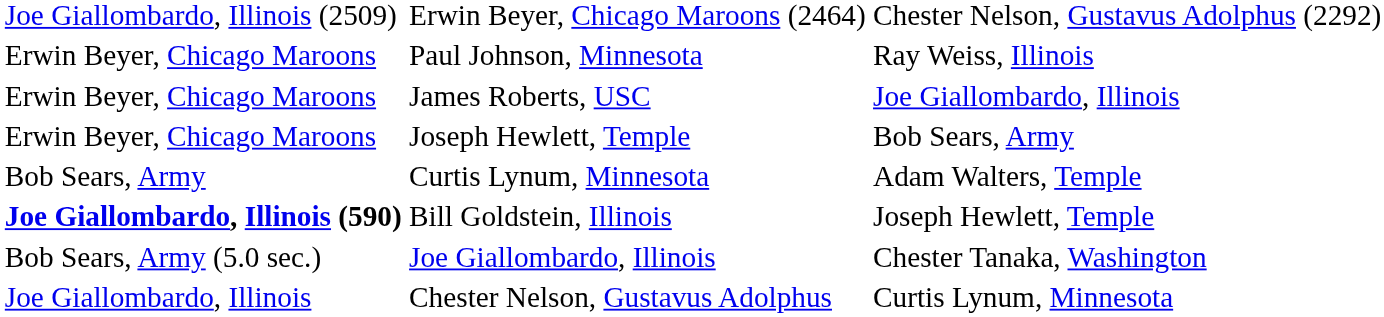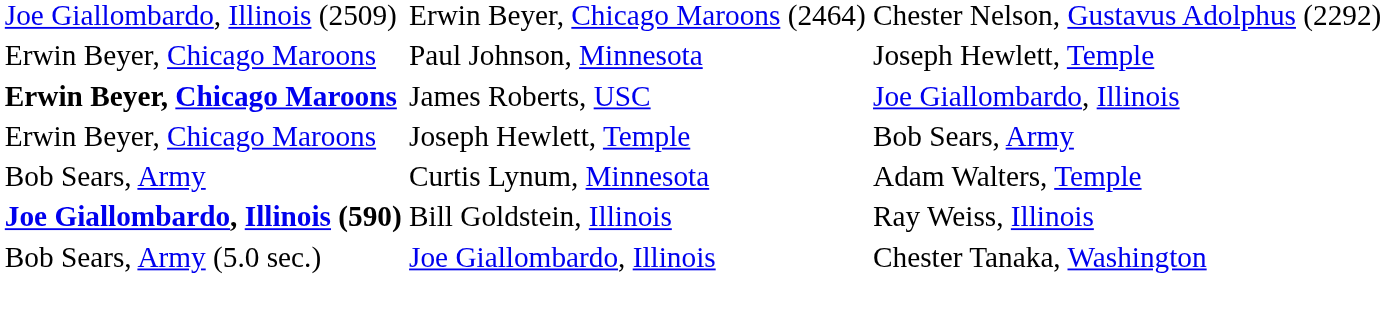(983, 55) Ray Weiss, Illinois -> (1014, 55) Joseph Hewlett, Temple
(190, 96) normal -> (201, 96) bold
(1014, 216) Joseph Hewlett, Temple -> (983, 216) Ray Weiss, Illinois
- row: (621, 297)
